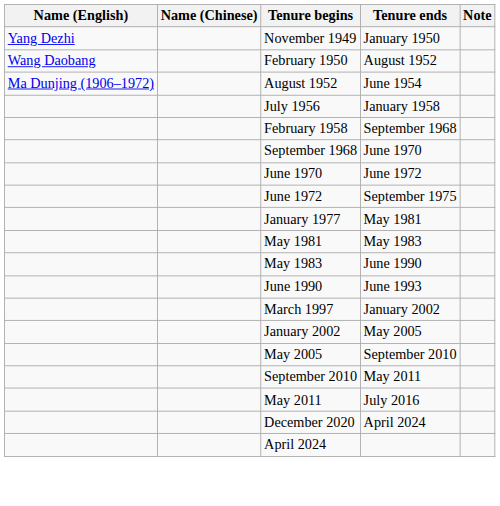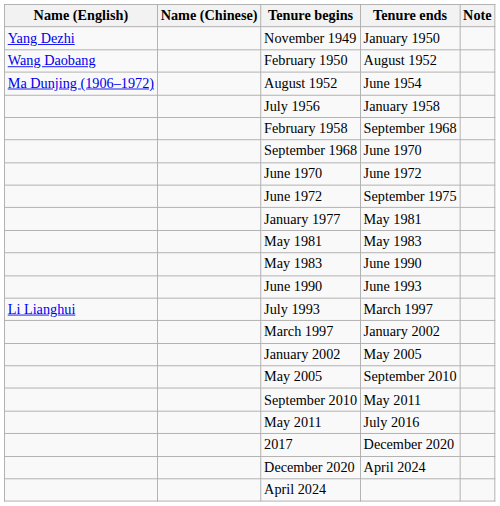+ row: (292, 309)
+ row: (278, 444)
